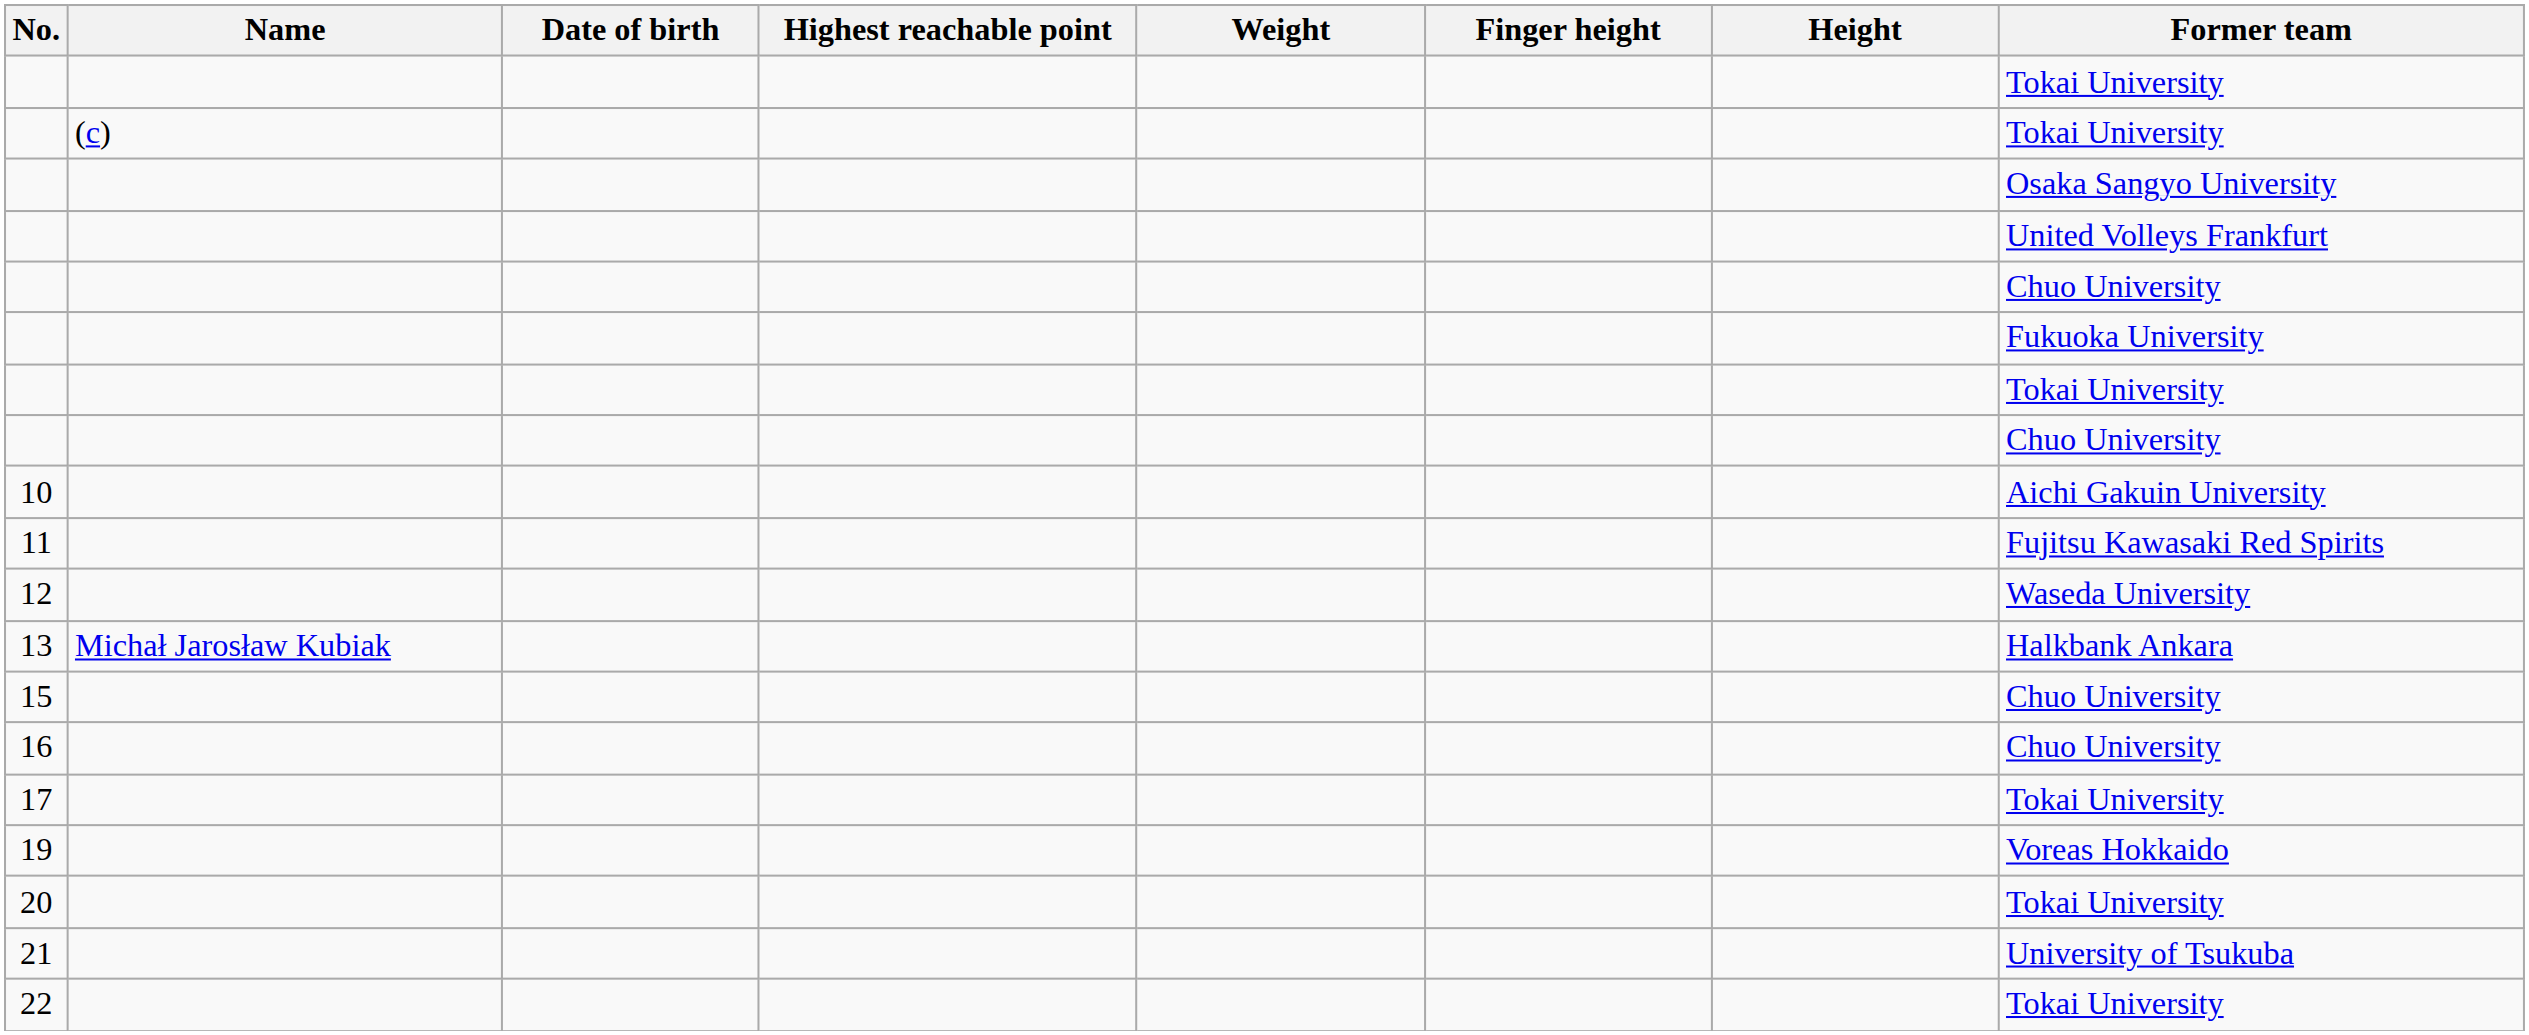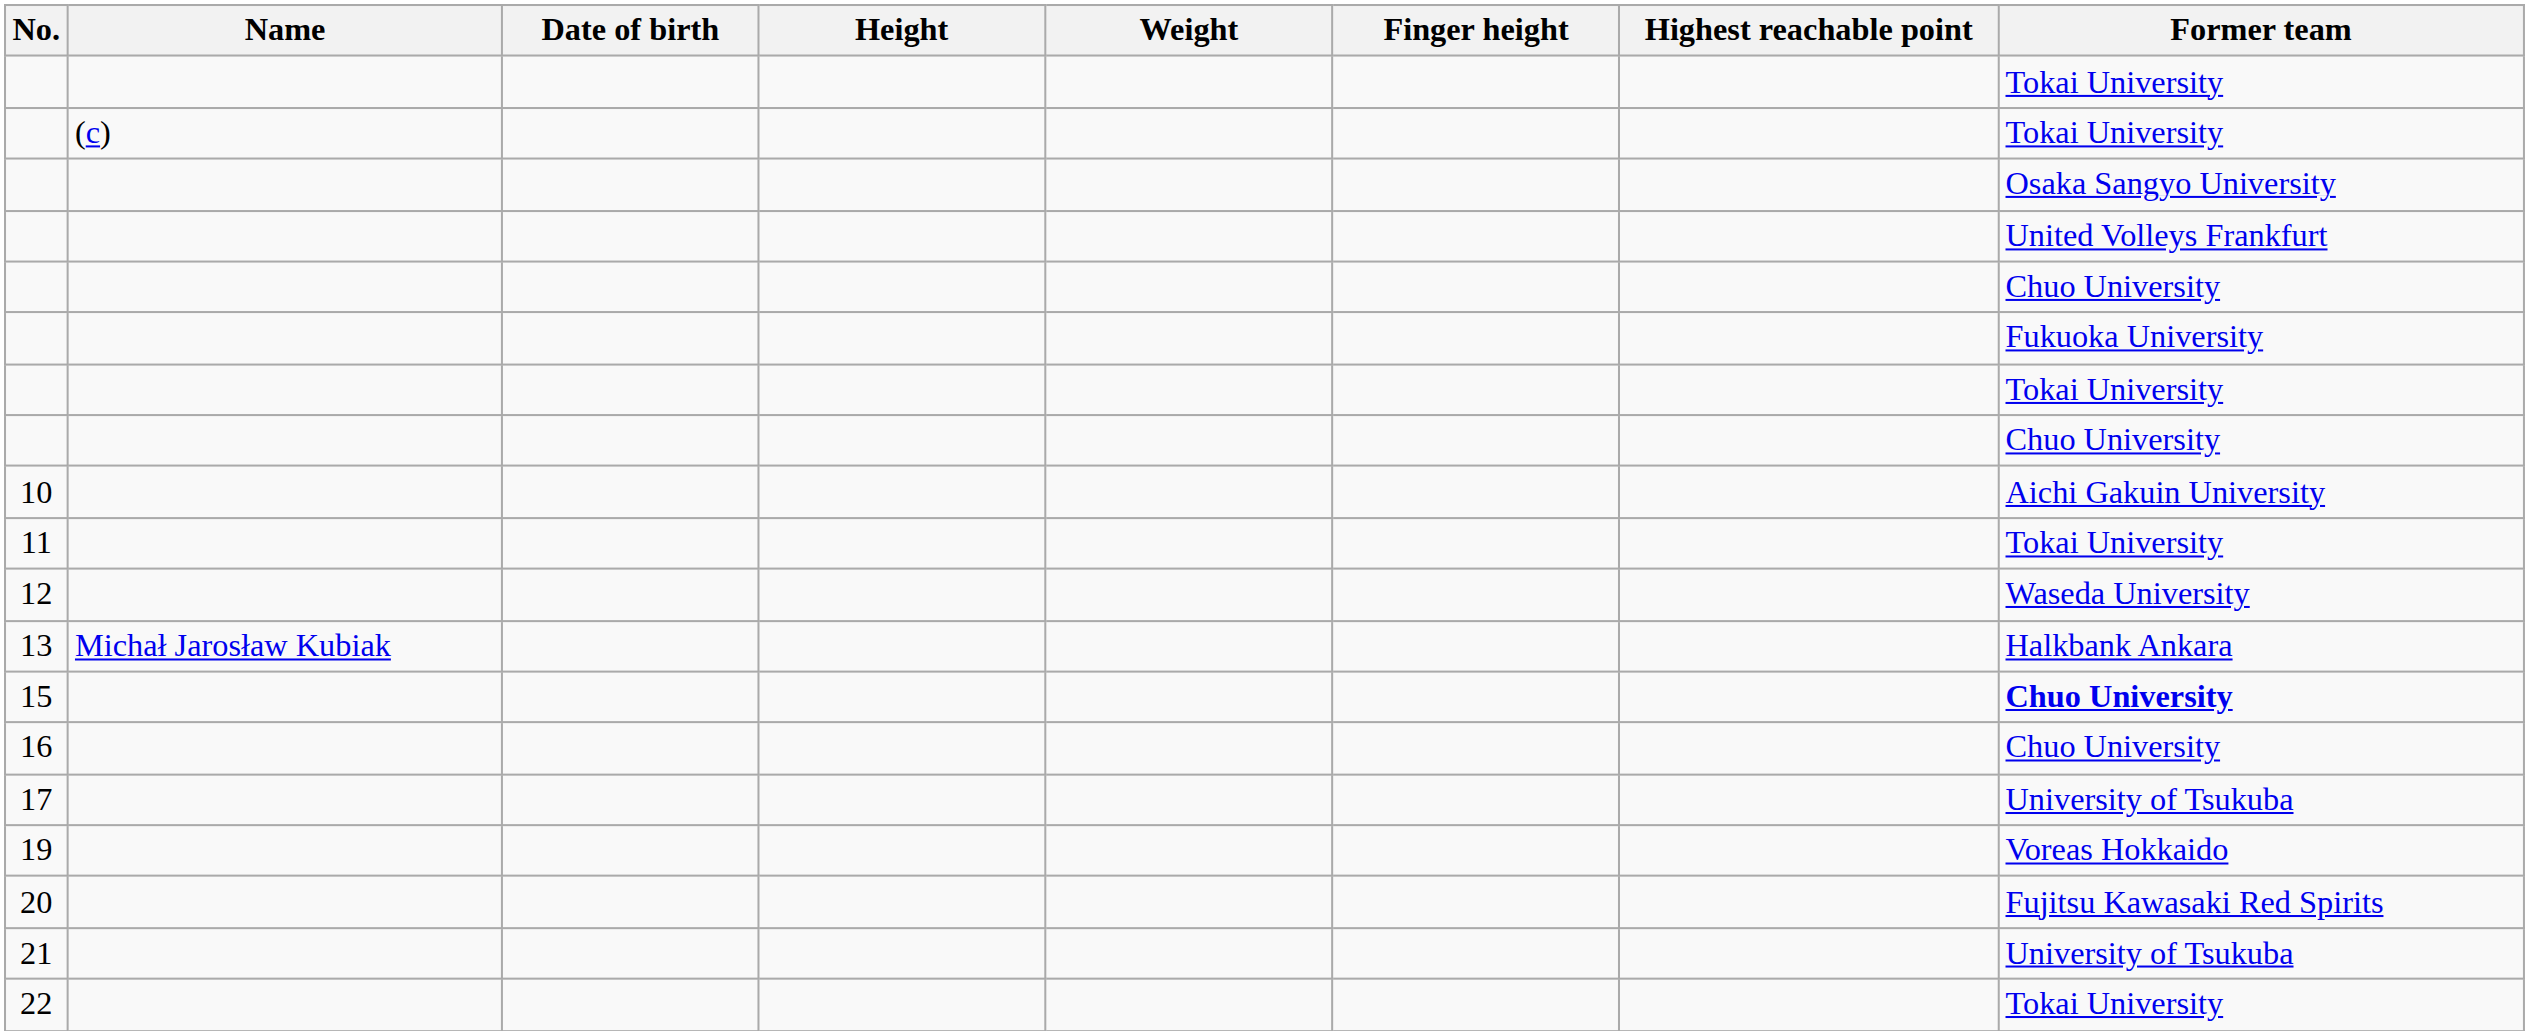columns swapped: (1855, 30) <-> (948, 30)
(2195, 542) Fujitsu Kawasaki Red Spirits -> (2114, 542) Tokai University
(2113, 696) normal -> (2119, 696) bold
(2115, 798) Tokai University -> (2150, 798) University of Tsukuba
(2115, 901) Tokai University -> (2194, 901) Fujitsu Kawasaki Red Spirits
